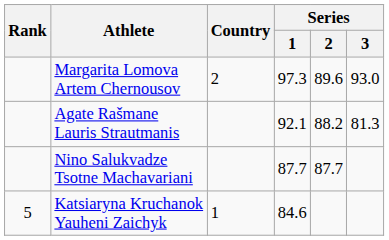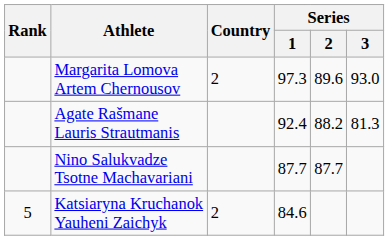(292, 123) 92.1 -> (292, 123) 92.4
(215, 213) 1 -> (215, 213) 2
